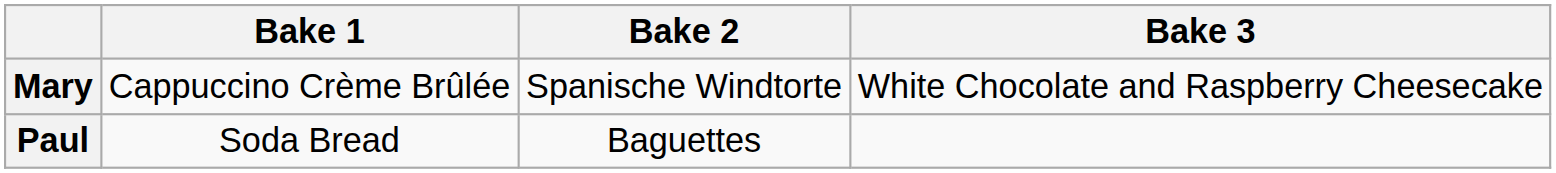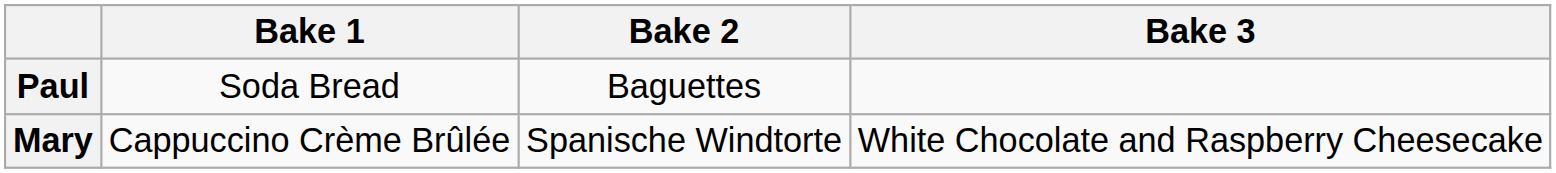rows swapped: (53, 85) <-> (53, 140)
